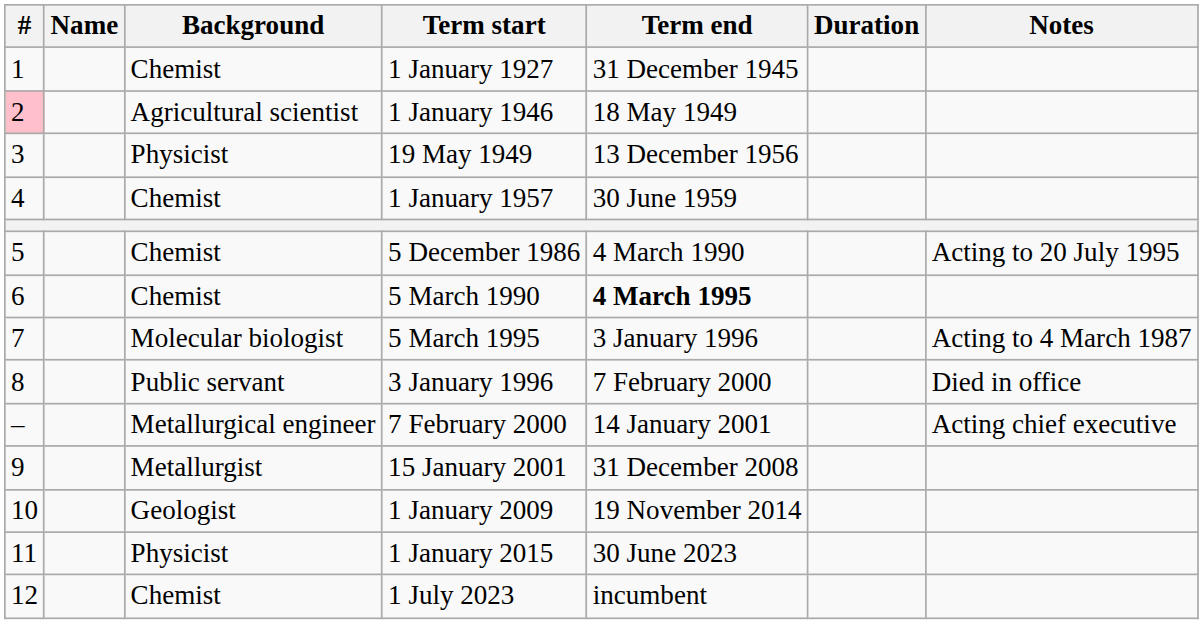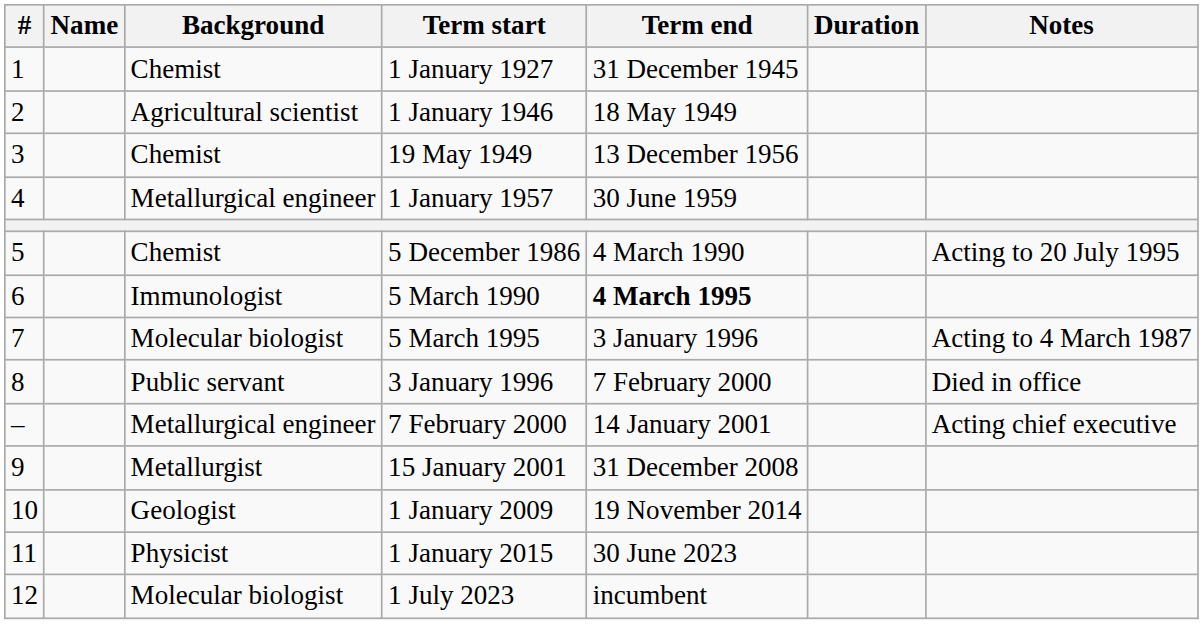(18, 111) pink background -> (18, 111) no background
(179, 154) Physicist -> (176, 154) Chemist
(176, 197) Chemist -> (253, 197) Metallurgical engineer
(176, 295) Chemist -> (206, 295) Immunologist
(176, 595) Chemist -> (237, 595) Molecular biologist
